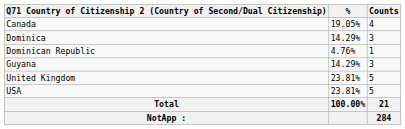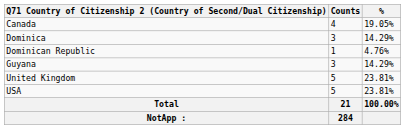columns swapped: (384, 11) <-> (348, 11)
